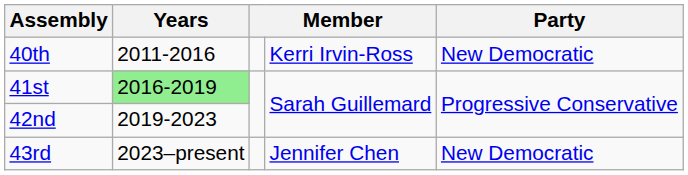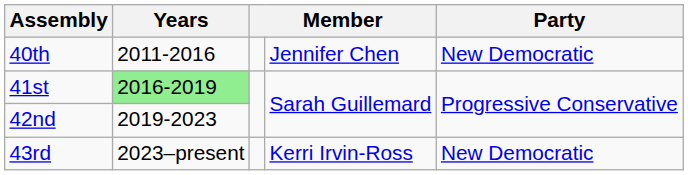(341, 53) Kerri Irvin-Ross -> (334, 53) Jennifer Chen
(334, 152) Jennifer Chen -> (341, 152) Kerri Irvin-Ross
